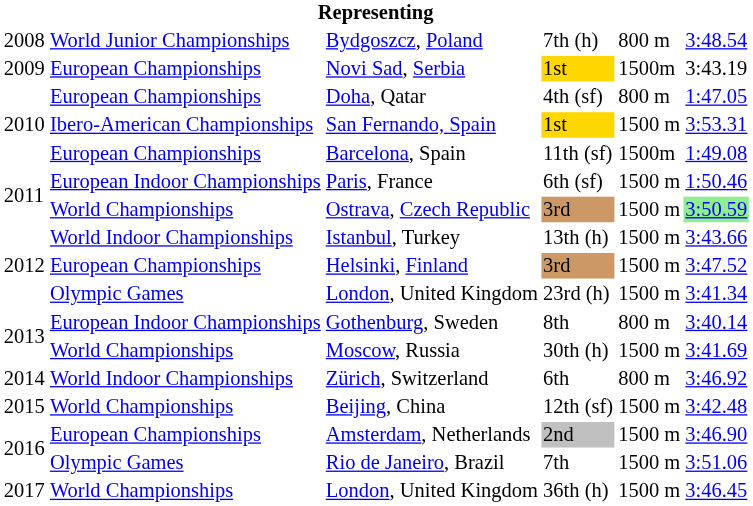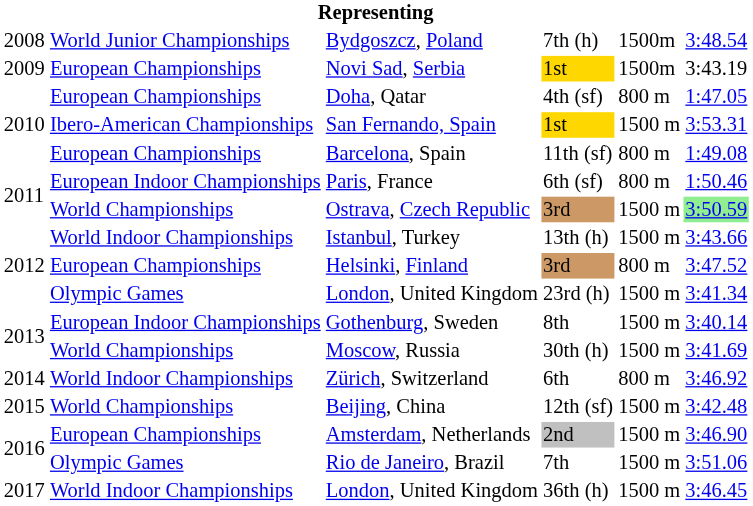(644, 40) 800 m -> (647, 40) 1500m
(647, 153) 1500m -> (644, 153) 800 m
(649, 181) 1500 m -> (644, 181) 800 m
(649, 265) 1500 m -> (644, 265) 800 m
(644, 321) 800 m -> (649, 321) 1500 m
(142, 490) World Championships -> (171, 490) World Indoor Championships
